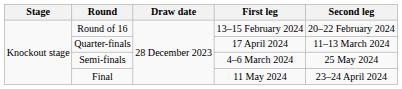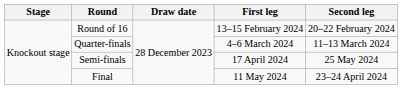(260, 44) 17 April 2024 -> (260, 44) 4–6 March 2024
(260, 60) 4–6 March 2024 -> (260, 60) 17 April 2024
